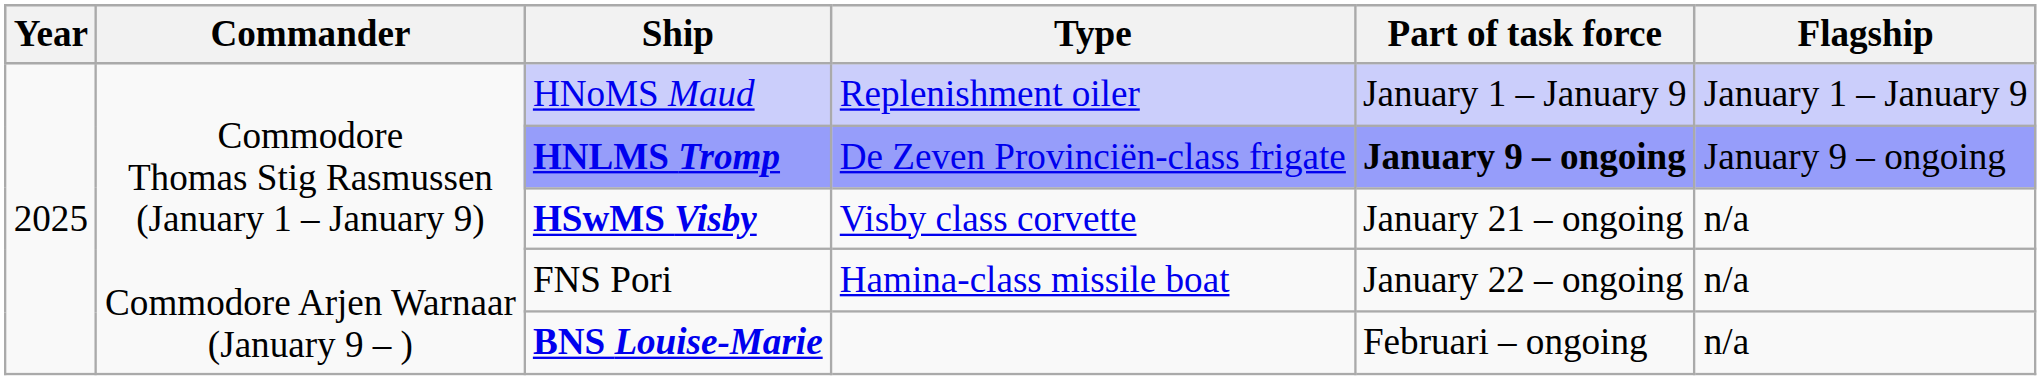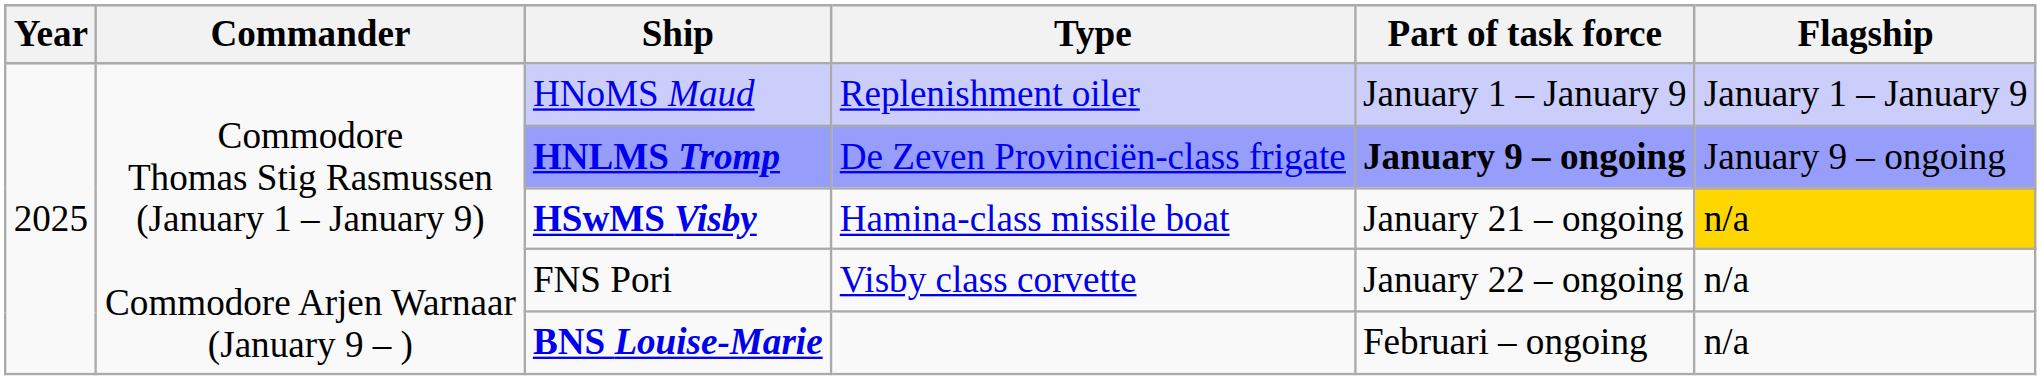(988, 218) Visby class corvette -> (1035, 218) Hamina-class missile boat
(1726, 218) no background -> (1726, 218) gold background
(1035, 279) Hamina-class missile boat -> (988, 279) Visby class corvette
